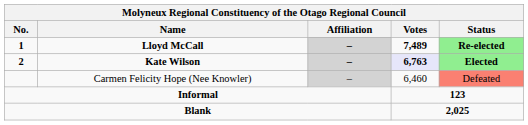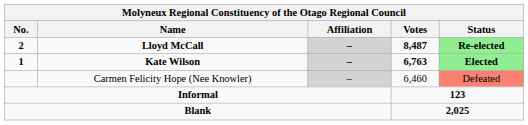(21, 45) 1 -> (21, 45) 2
(415, 45) 7,489 -> (415, 45) 8,487
(21, 62) 2 -> (21, 62) 1
(415, 62) lavender background -> (415, 62) no background
